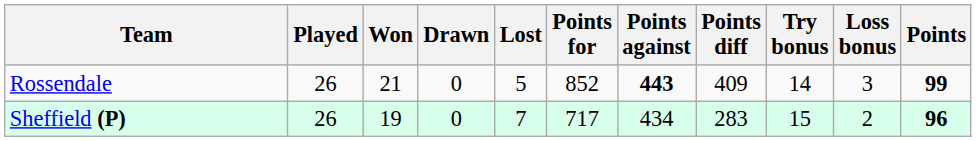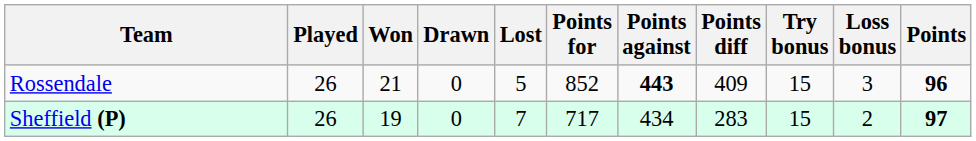(800, 82) 14 -> (800, 82) 15
(936, 82) 99 -> (936, 82) 96
(936, 118) 96 -> (936, 118) 97
